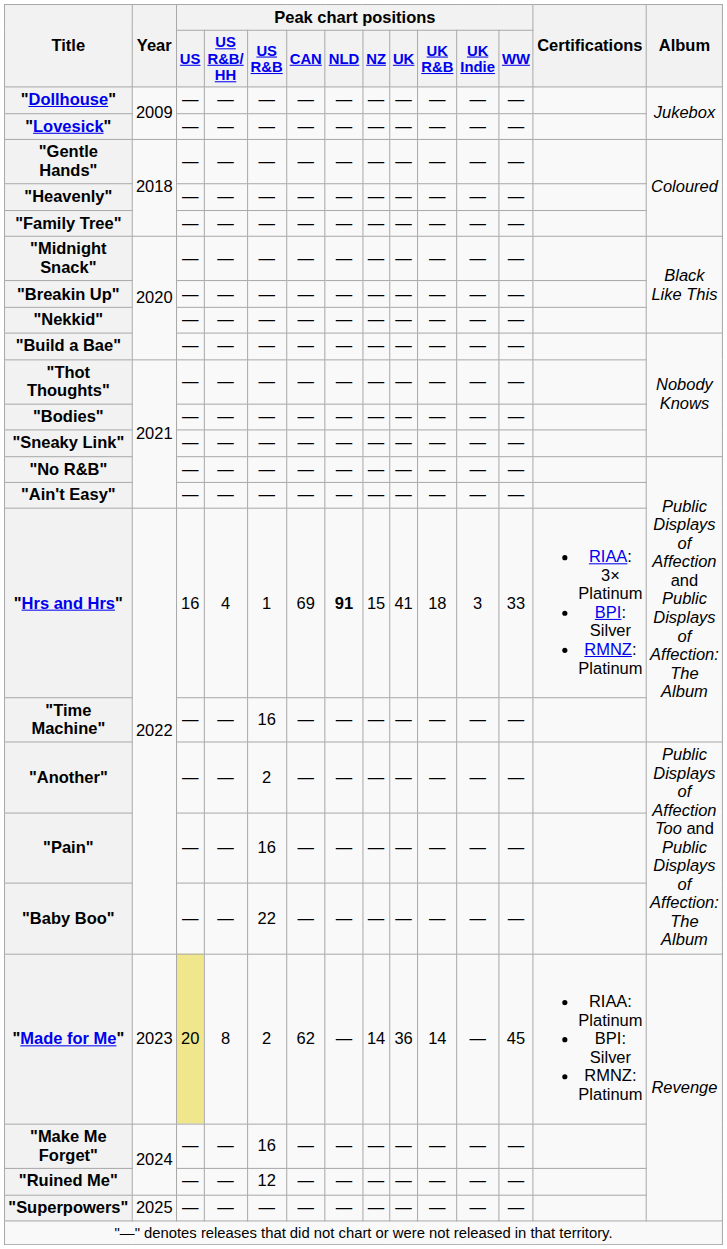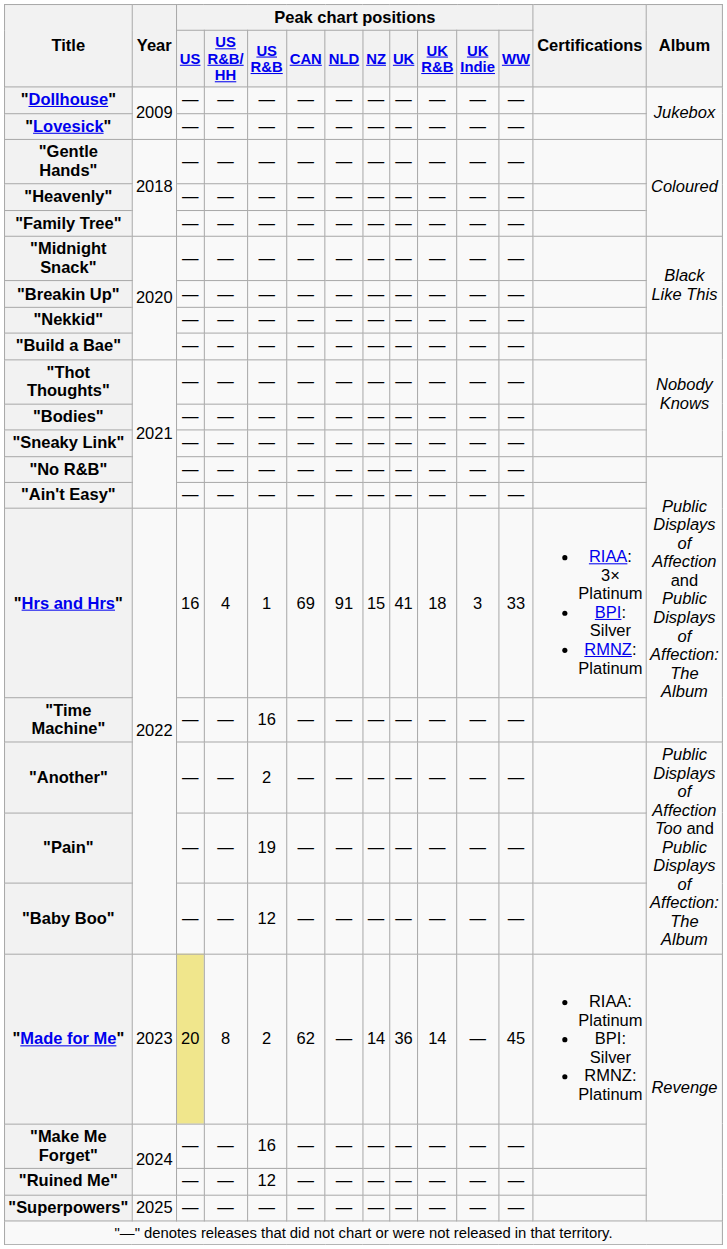(344, 602) bold -> (344, 602) normal
(267, 847) 16 -> (267, 847) 19
(267, 918) 22 -> (267, 918) 12
